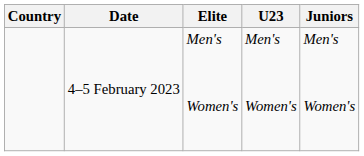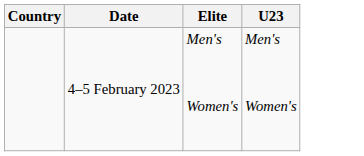- column: (329, 16)
